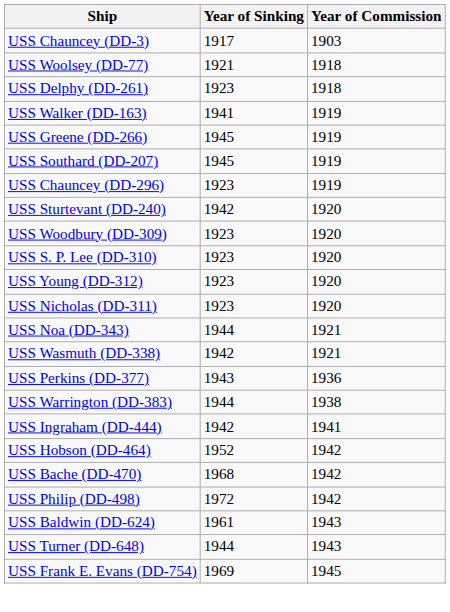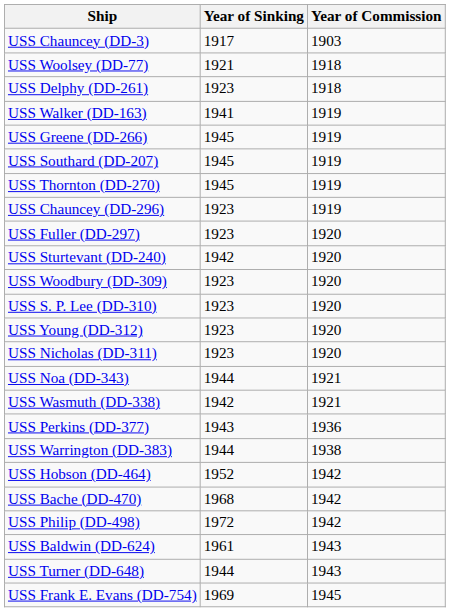+ row: (84, 185)
+ row: (74, 233)
- row: (85, 426)
